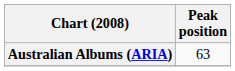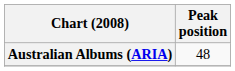(203, 54) 63 -> (203, 54) 48
